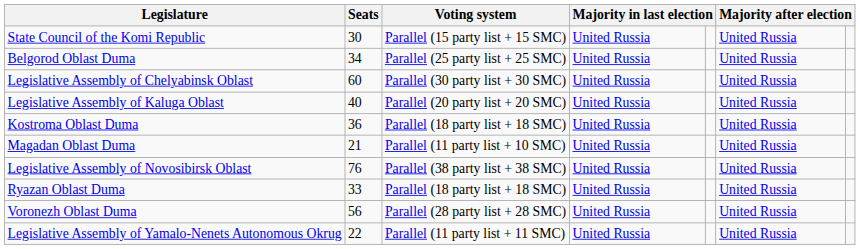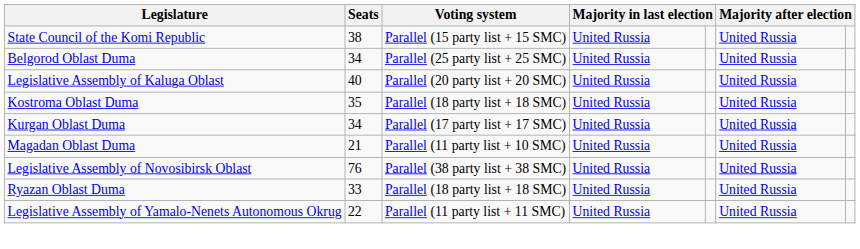(355, 37) 30 -> (355, 37) 38
- row: (130, 80)
(355, 124) 36 -> (355, 102) 35
+ row: (66, 124)
- row: (72, 211)
